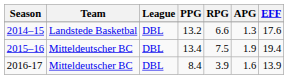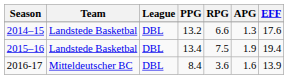(91, 48) Mitteldeutscher BC -> (93, 48) Landstede Basketbal
(222, 66) 3.9 -> (222, 66) 3.6
